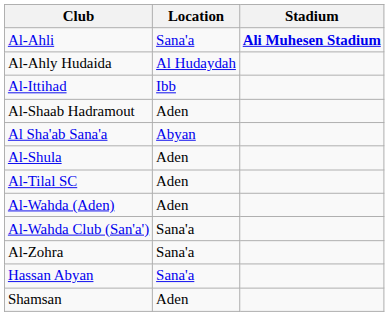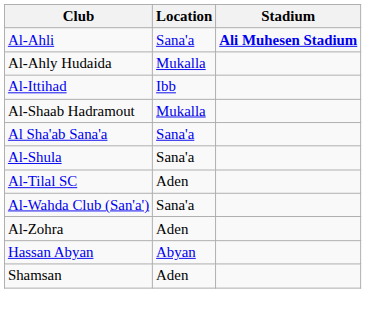(196, 63) Al Hudaydah -> (181, 63) Mukalla
(172, 110) Aden -> (181, 110) Mukalla
(176, 134) Abyan -> (175, 134) Sana'a
(172, 157) Aden -> (175, 157) Sana'a
- row: (61, 205)
(175, 252) Sana'a -> (172, 228) Aden
(175, 275) Sana'a -> (176, 252) Abyan
